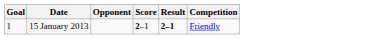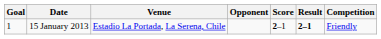+ column: (159, 11)
